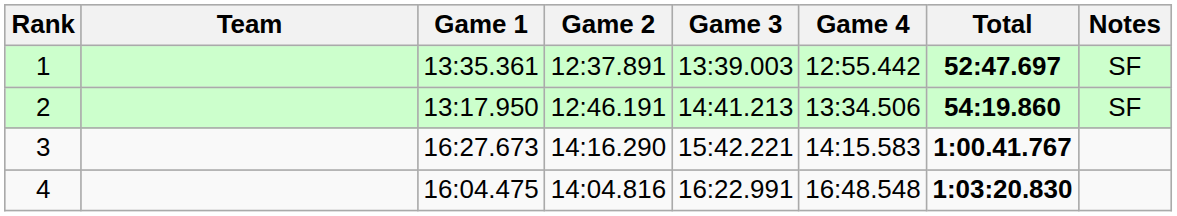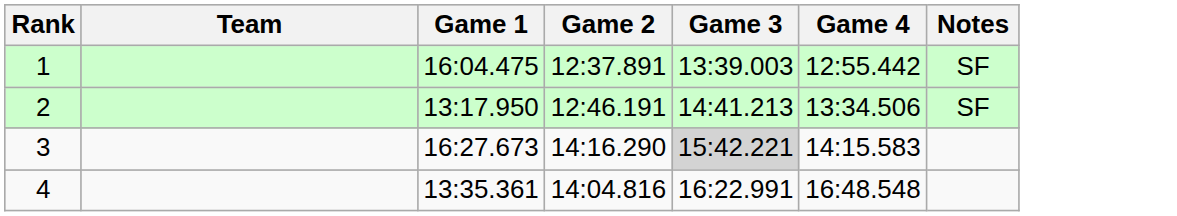- column: (1002, 25)
(481, 66) 13:35.361 -> (481, 66) 16:04.475
(736, 148) no background -> (736, 148) lightgrey background
(481, 189) 16:04.475 -> (481, 189) 13:35.361
